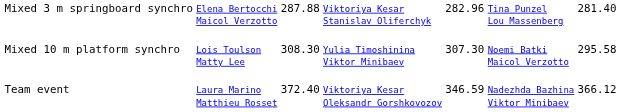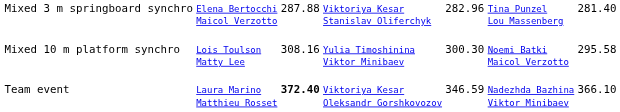(300, 49) 308.30 -> (300, 49) 308.16
(465, 49) 307.30 -> (465, 49) 300.30
(300, 90) normal -> (300, 90) bold
(597, 90) 366.12 -> (597, 90) 366.10
